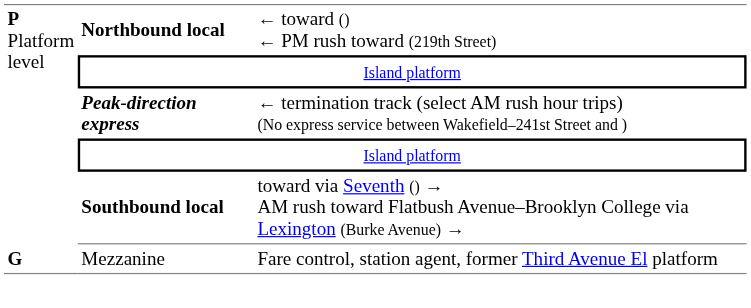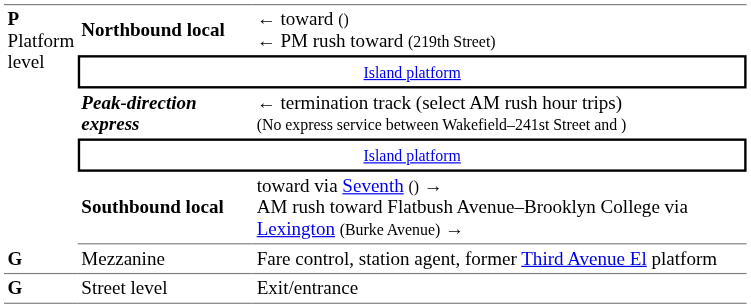+ row: (124, 288)
